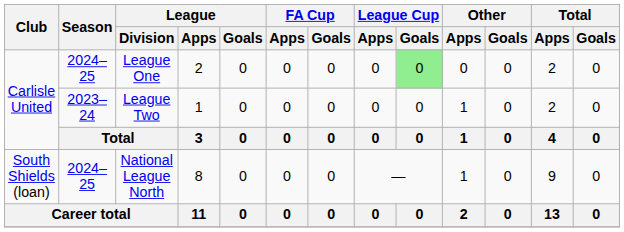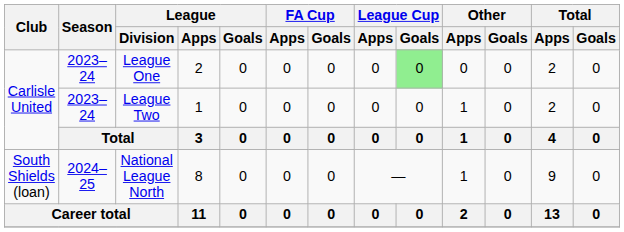(87, 68) 2024–25 -> (87, 68) 2023–24
